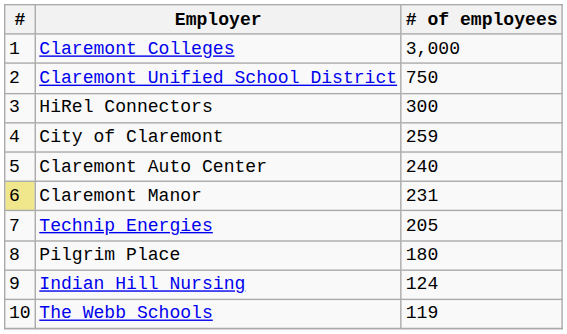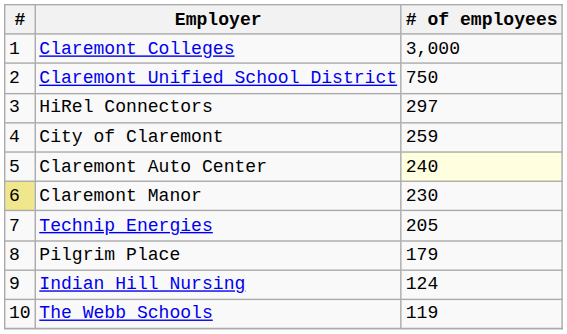(422, 108) 300 -> (422, 108) 297
(422, 167) no background -> (422, 167) lightyellow background
(422, 196) 231 -> (422, 196) 230
(422, 255) 180 -> (422, 255) 179
